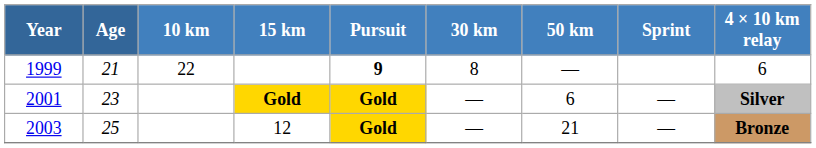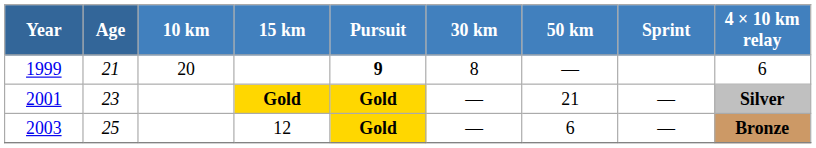(186, 69) 22 -> (186, 69) 20
(570, 99) 6 -> (570, 99) 21
(570, 128) 21 -> (570, 128) 6
